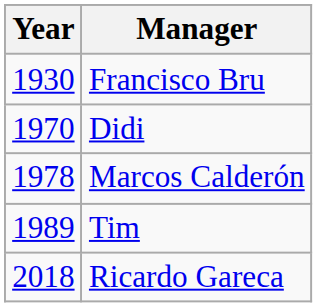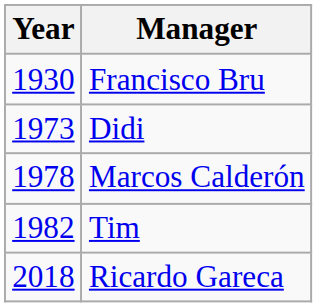(43, 128) 1970 -> (43, 128) 1973
(43, 227) 1989 -> (43, 227) 1982
